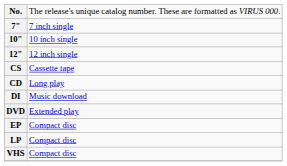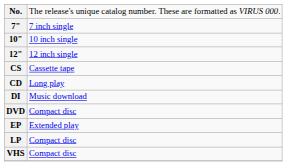(54, 111) Extended play -> (53, 111) Compact disc
(53, 126) Compact disc -> (54, 126) Extended play
